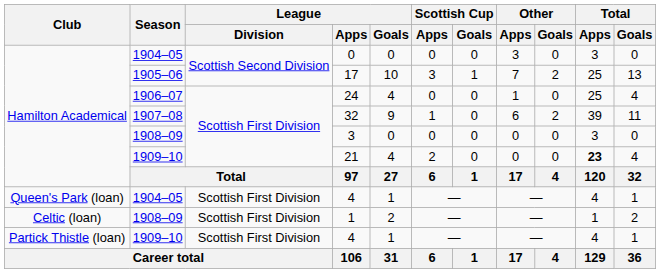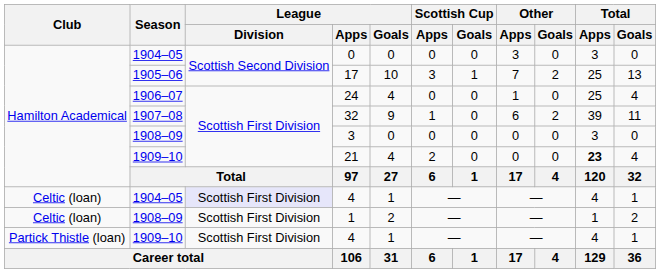(67, 197) Queen's Park (loan) -> (67, 197) Celtic (loan)
(259, 197) no background -> (259, 197) lavender background
